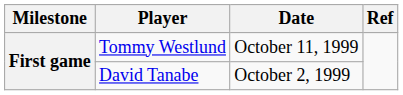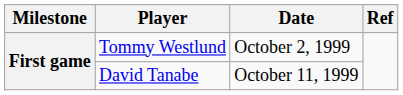(296, 47) October 11, 1999 -> (292, 47) October 2, 1999
(292, 75) October 2, 1999 -> (296, 75) October 11, 1999
